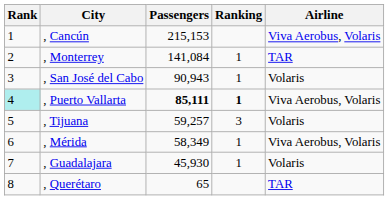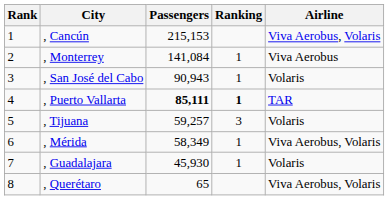(280, 57) TAR -> (303, 57) Viva Aerobus
(11, 100) paleturquoise background -> (11, 100) no background
(324, 100) Viva Aerobus, Volaris -> (280, 100) TAR
(280, 184) TAR -> (324, 184) Viva Aerobus, Volaris
